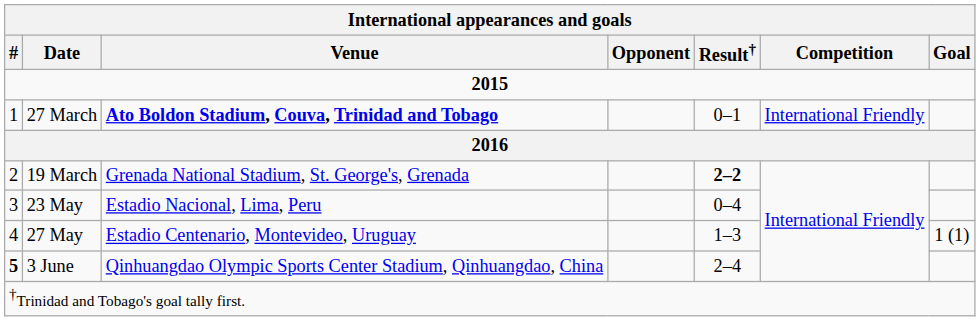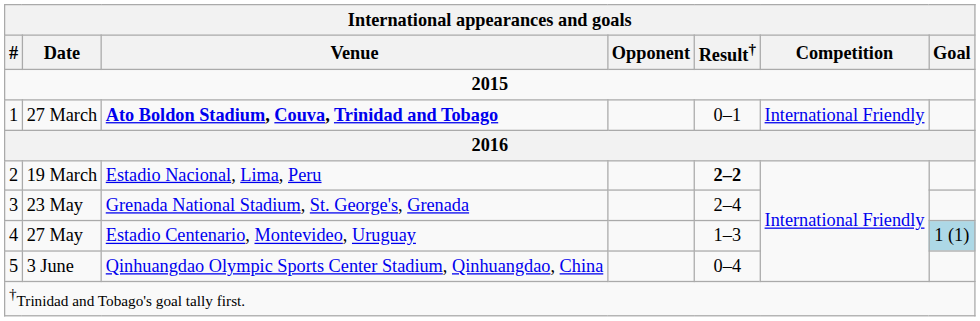(287, 175) Grenada National Stadium, St. George's, Grenada -> (214, 175) Estadio Nacional, Lima, Peru
(214, 205) Estadio Nacional, Lima, Peru -> (287, 205) Grenada National Stadium, St. George's, Grenada
(727, 205) 0–4 -> (727, 205) 2–4
(952, 235) no background -> (952, 235) lightblue background
(13, 266) bold -> (13, 266) normal
(727, 266) 2–4 -> (727, 266) 0–4
